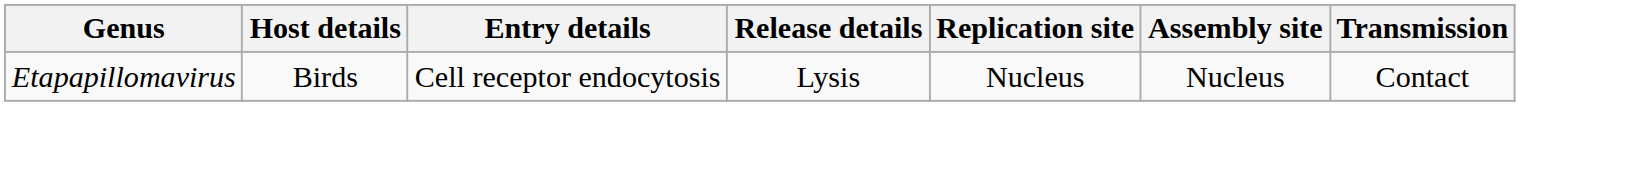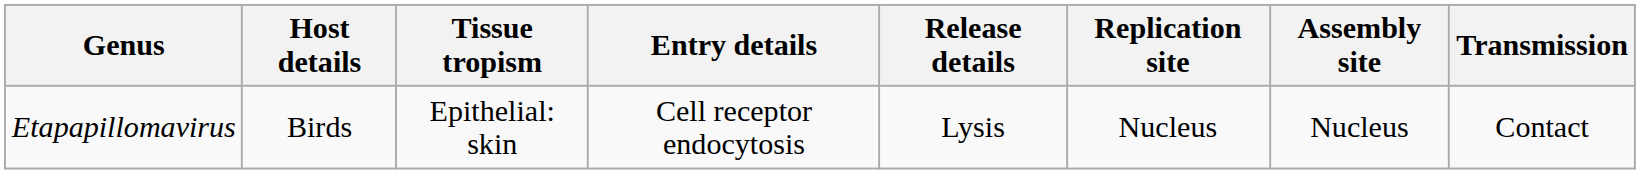+ column: (492, 45)
